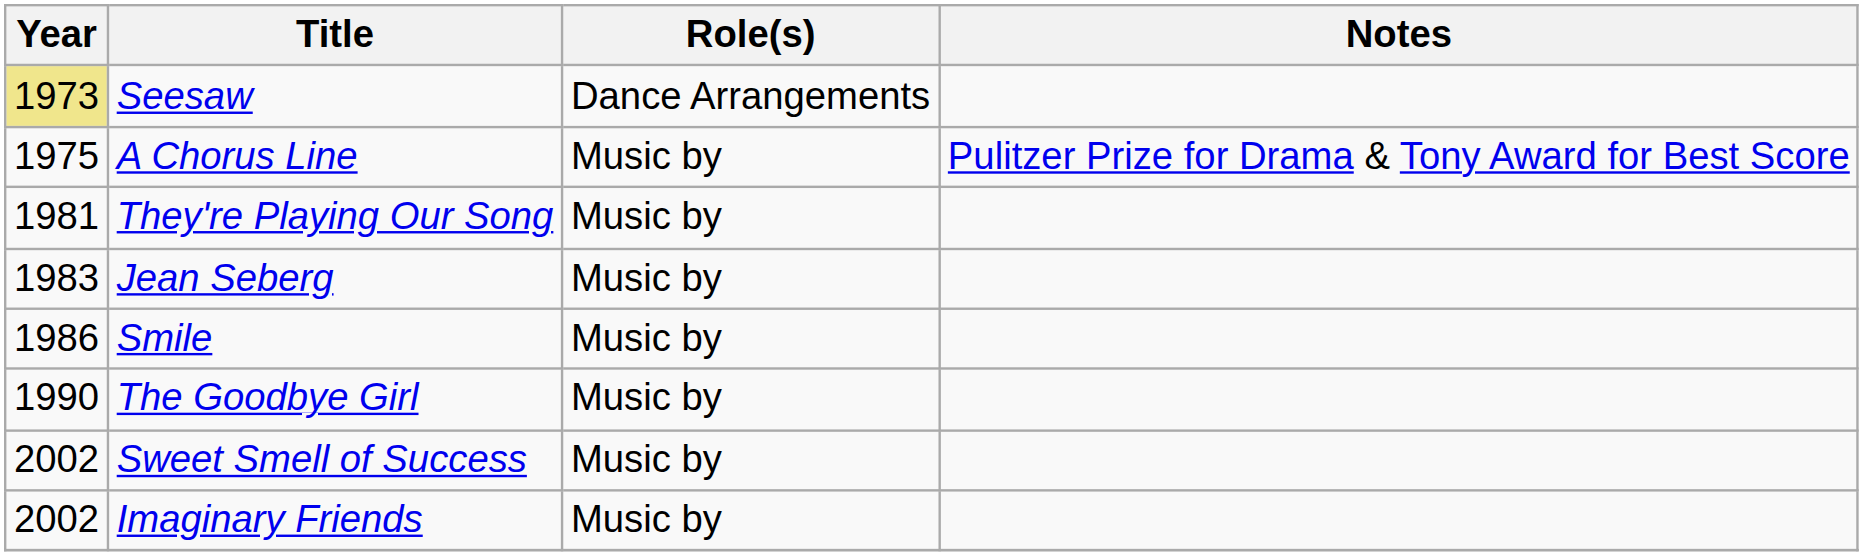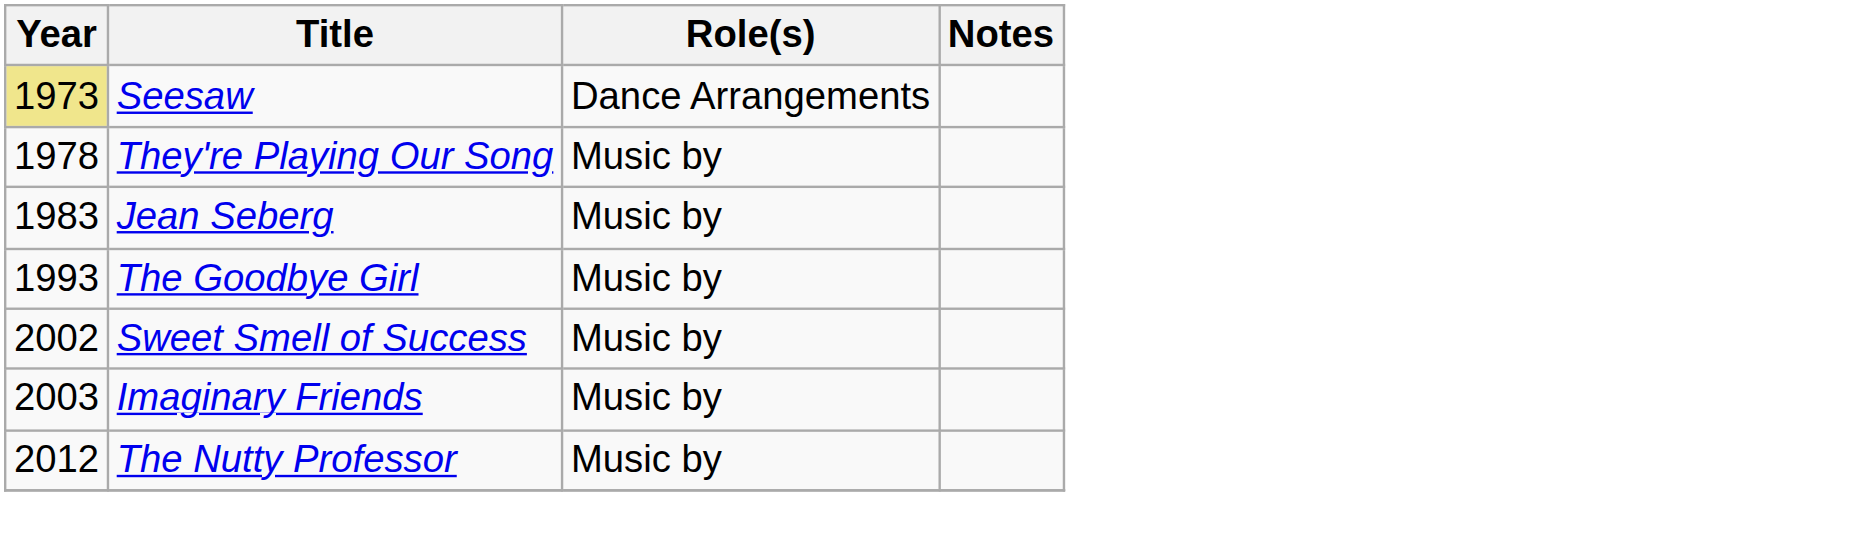- row: (237, 156)
(57, 216) 1981 -> (57, 156) 1978
- row: (165, 338)
(57, 398) 1990 -> (57, 277) 1993
(57, 519) 2002 -> (57, 398) 2003
+ row: (287, 459)
